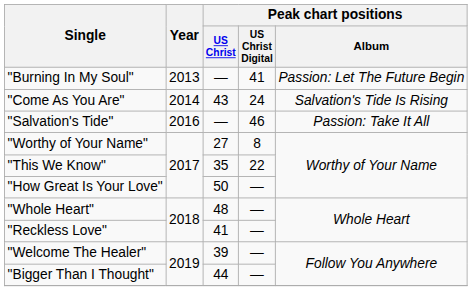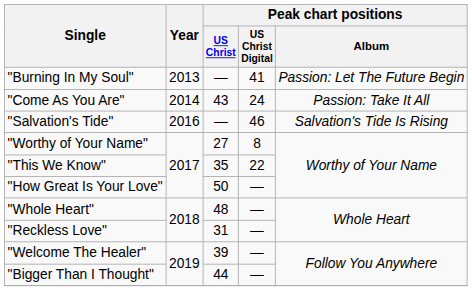(371, 100) Salvation's Tide Is Rising -> (371, 100) Passion: Take It All
(371, 121) Passion: Take It All -> (371, 121) Salvation's Tide Is Rising
(221, 231) 41 -> (221, 231) 31
